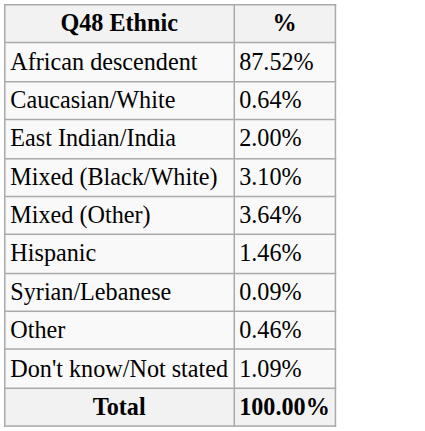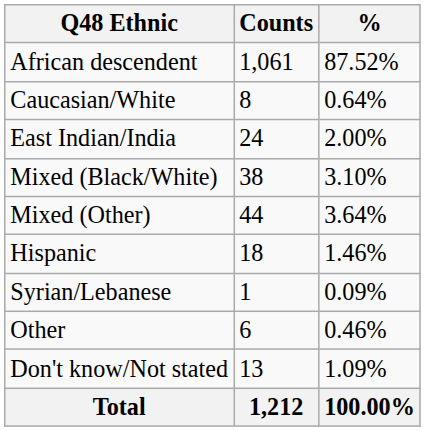+ column: (276, 23)
